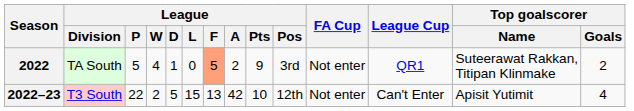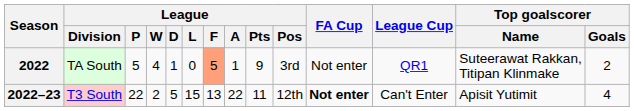(235, 66) 2 -> (235, 66) 1
(235, 95) 42 -> (235, 95) 22
(260, 95) 10 -> (260, 95) 11
(337, 95) normal -> (339, 95) bold
